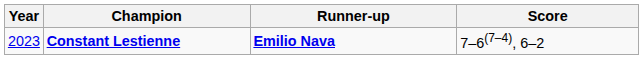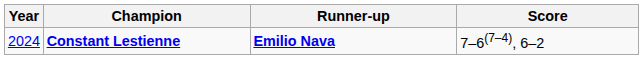(24, 41) 2023 -> (24, 41) 2024
